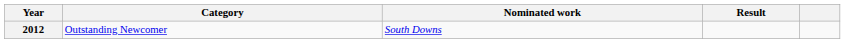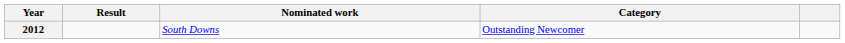columns swapped: (222, 13) <-> (751, 13)
